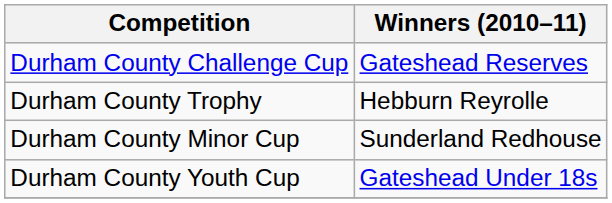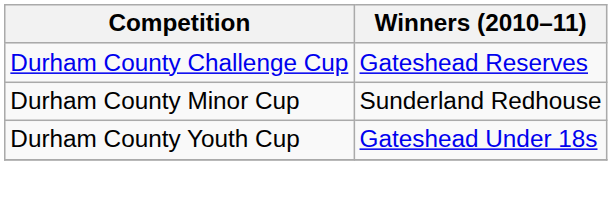- row: (136, 100)
